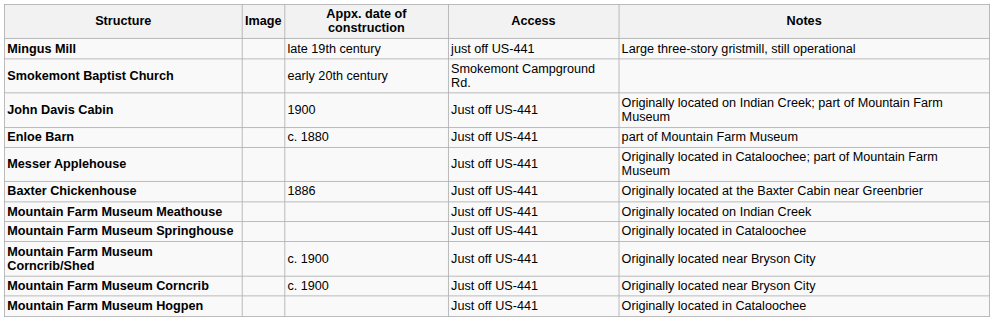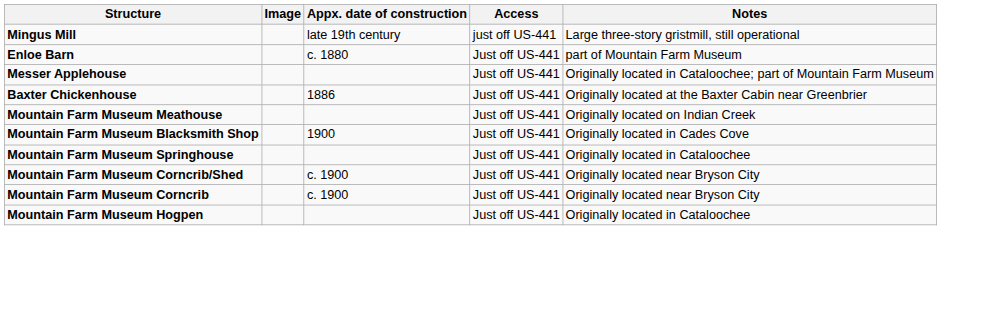- row: (91, 75)
- row: (60, 110)
+ row: (133, 134)
